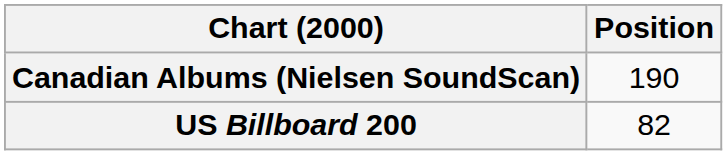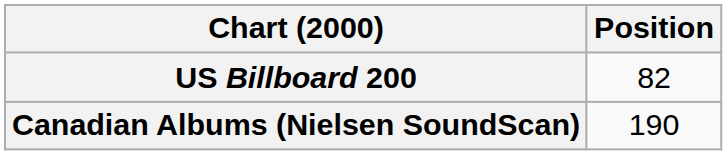rows swapped: (296, 76) <-> (296, 125)
